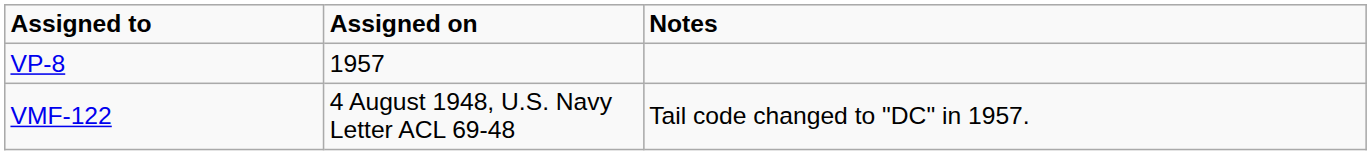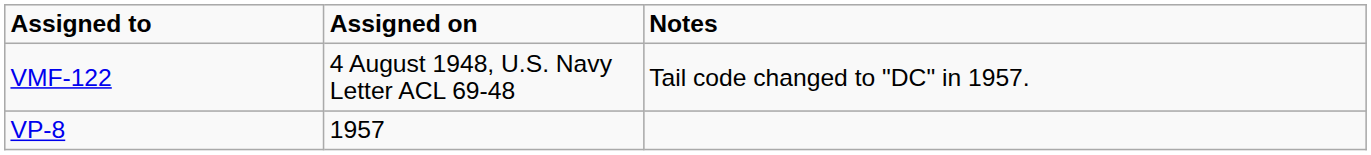rows swapped: (61, 116) <-> (38, 63)
